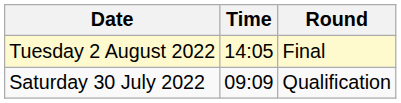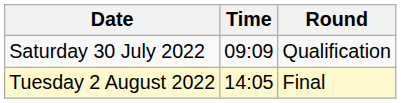rows swapped: (107, 82) <-> (112, 51)
